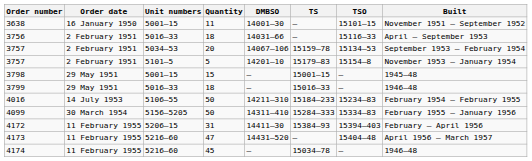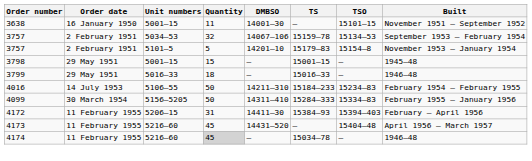- row: (16, 36)
(210, 49) 20 -> (210, 36) 32
(210, 138) 47 -> (210, 125) 45
(210, 150) no background -> (210, 138) lightgrey background
